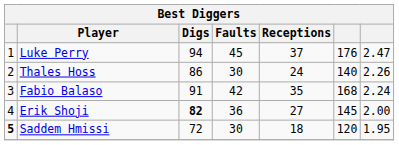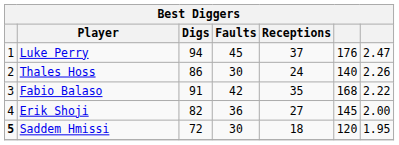(377, 91) 2.24 -> (377, 91) 2.22
(196, 110) bold -> (196, 110) normal
